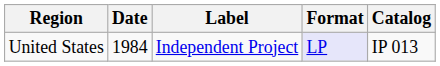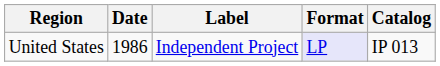(130, 46) 1984 -> (130, 46) 1986
